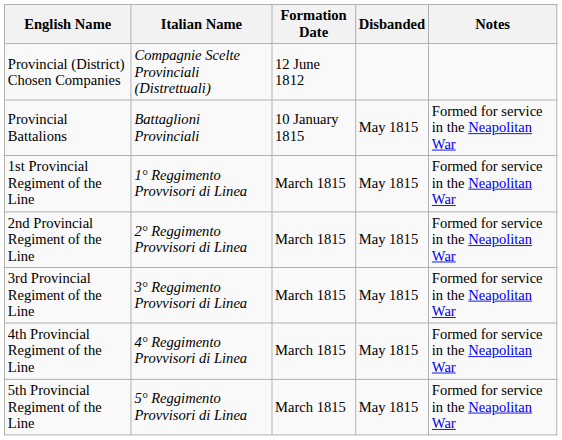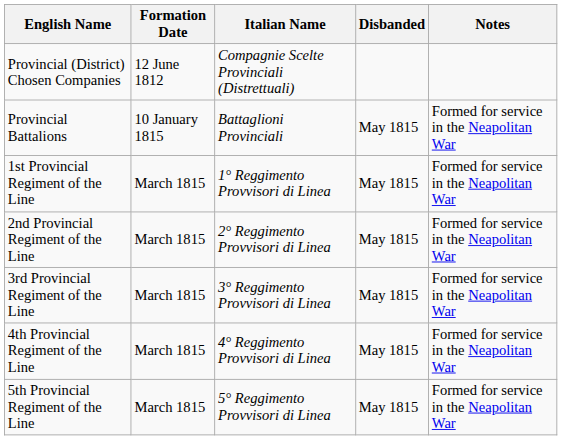columns swapped: (201, 24) <-> (314, 24)
